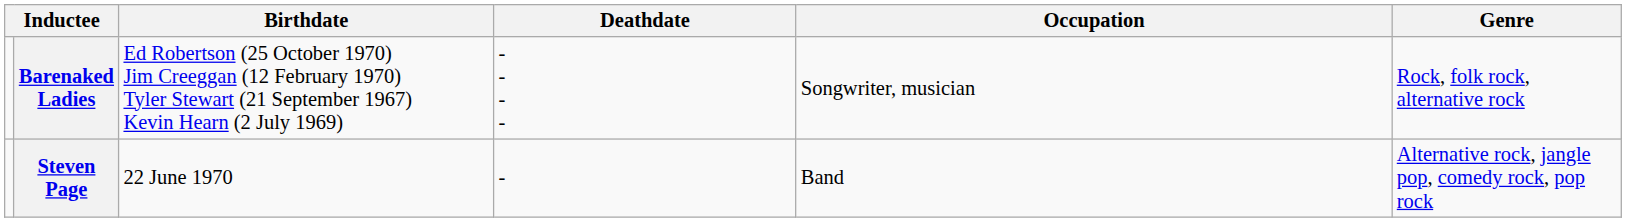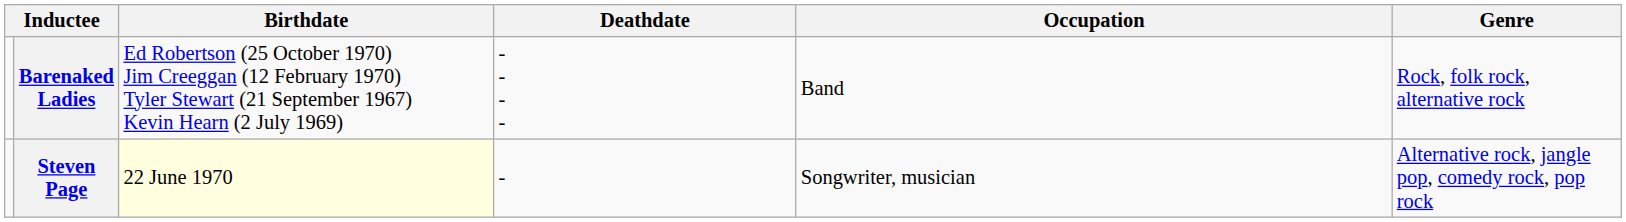(888, 87) Songwriter, musician -> (822, 87) Band
(178, 177) no background -> (178, 177) lightyellow background
(822, 177) Band -> (888, 177) Songwriter, musician
